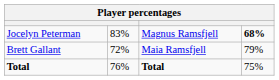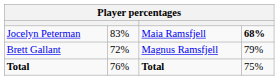(180, 34) Magnus Ramsfjell -> (174, 34) Maia Ramsfjell
(174, 50) Maia Ramsfjell -> (180, 50) Magnus Ramsfjell
